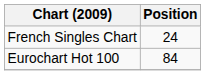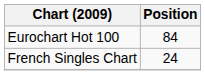rows swapped: (63, 59) <-> (72, 37)
